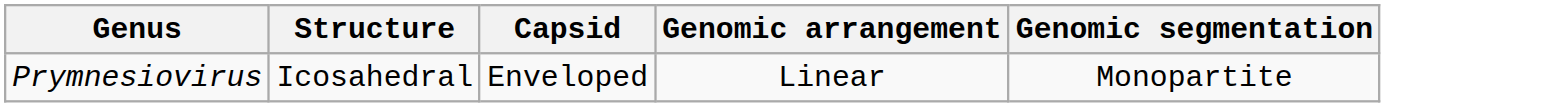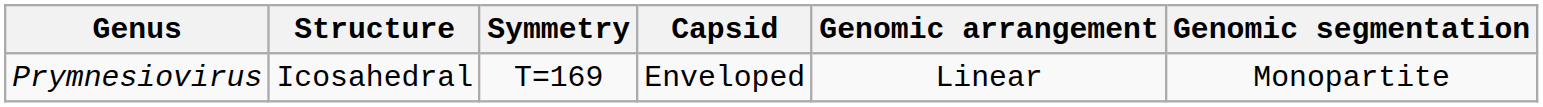+ column: (559, 29)
